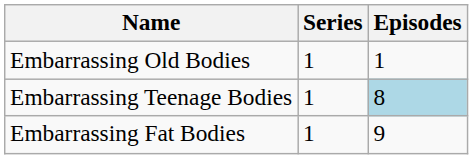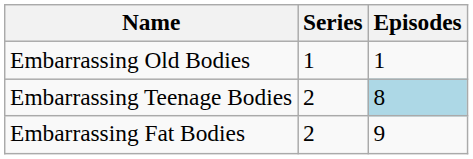(309, 97) 1 -> (309, 97) 2
(309, 134) 1 -> (309, 134) 2
